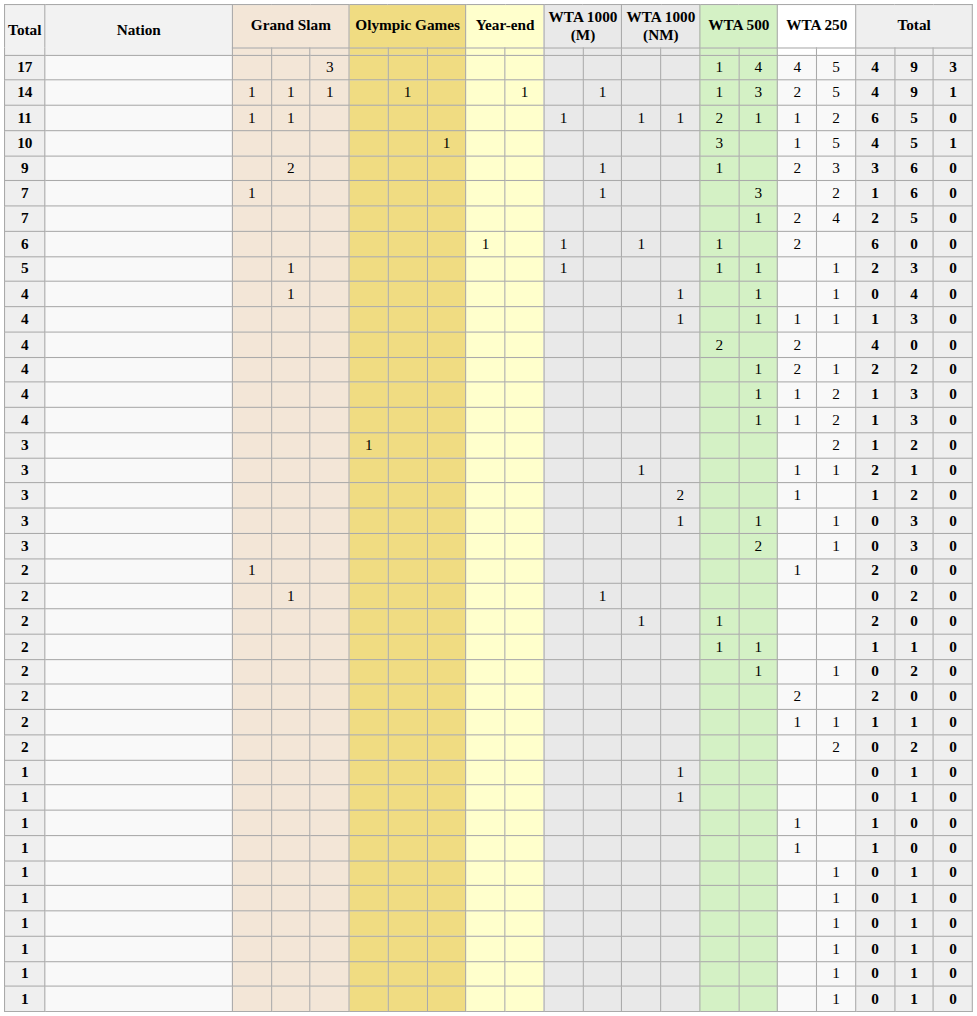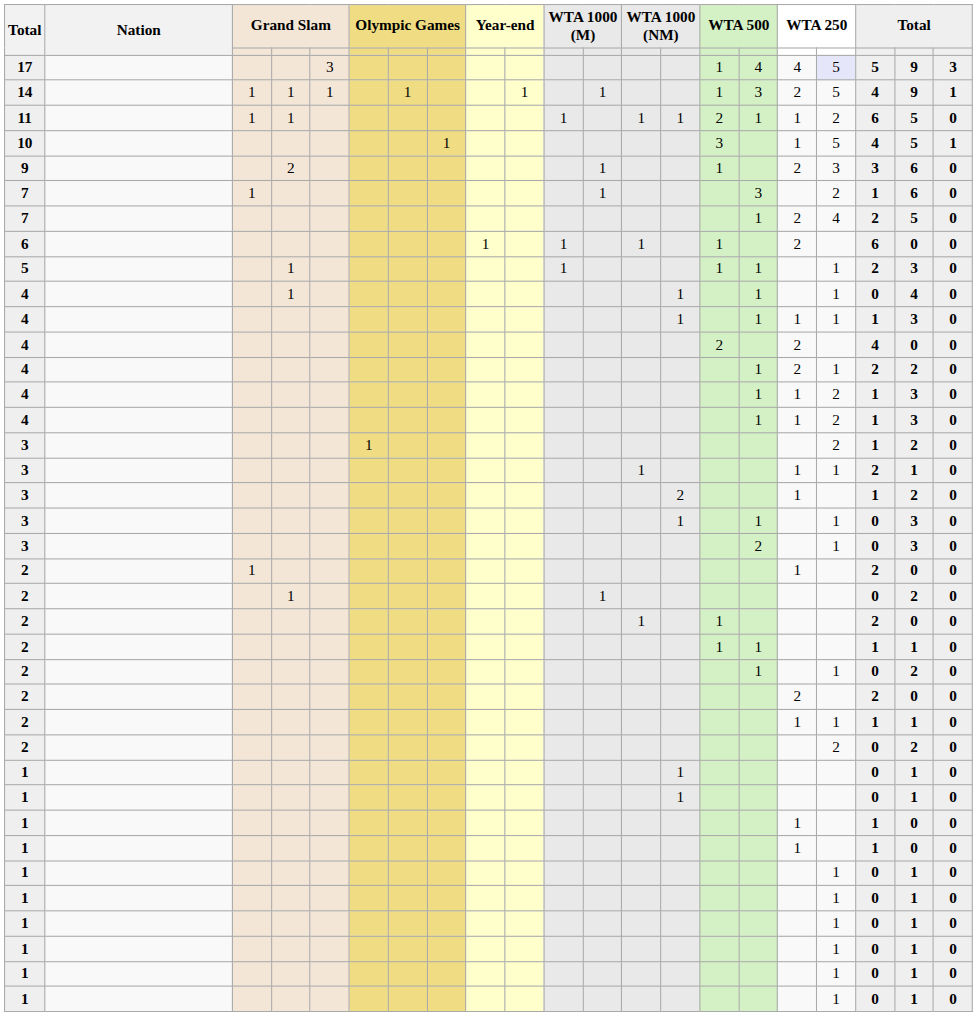(836, 67) no background -> (836, 67) lavender background
(875, 67) 4 -> (875, 67) 5
